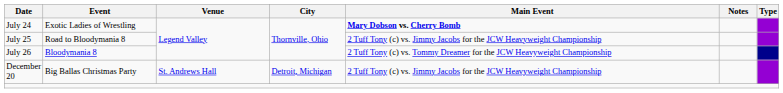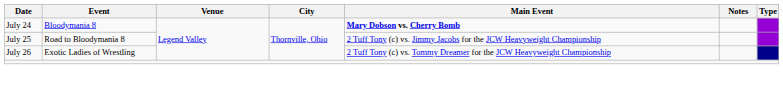(90, 24) Exotic Ladies of Wrestling -> (70, 24) Bloodymania 8
(71, 52) Bloodymania 8 -> (90, 52) Exotic Ladies of Wrestling
- row: (24, 71)
